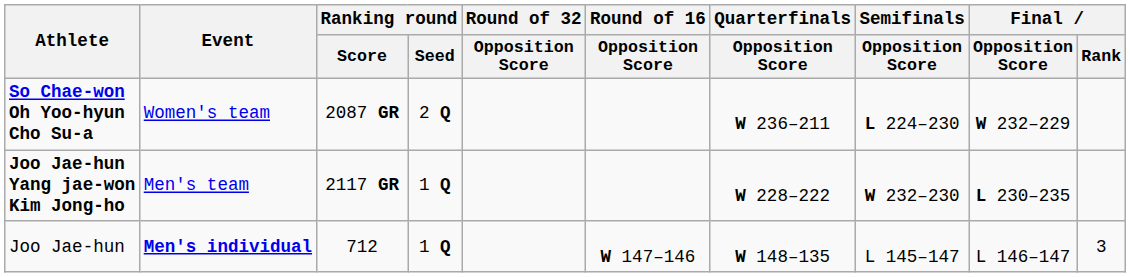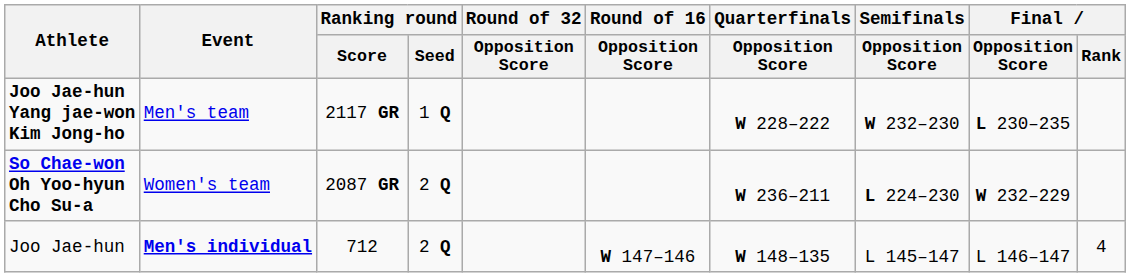rows swapped: (72, 185) <-> (67, 114)
(435, 246) 1 Q -> (435, 246) 2 Q
(1101, 246) 3 -> (1101, 246) 4
